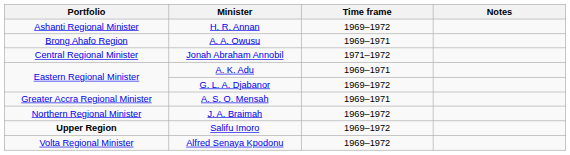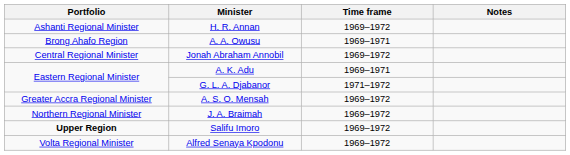(367, 56) 1971–1972 -> (367, 56) 1969–1972
(367, 85) 1969–1972 -> (367, 85) 1971–1972
(367, 99) 1969–1971 -> (367, 99) 1969–1972
